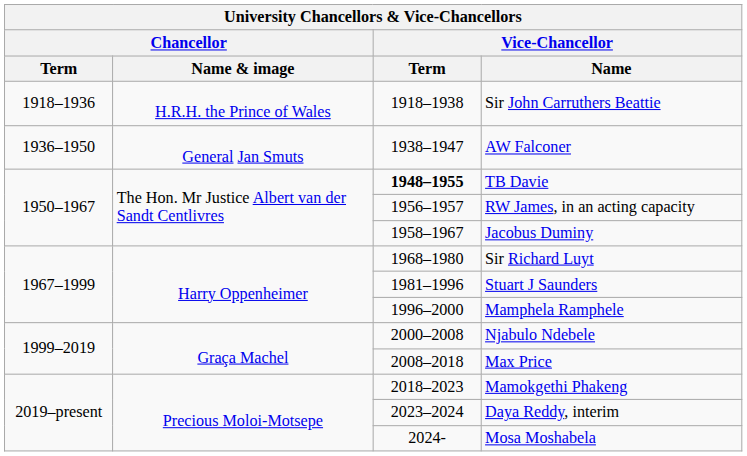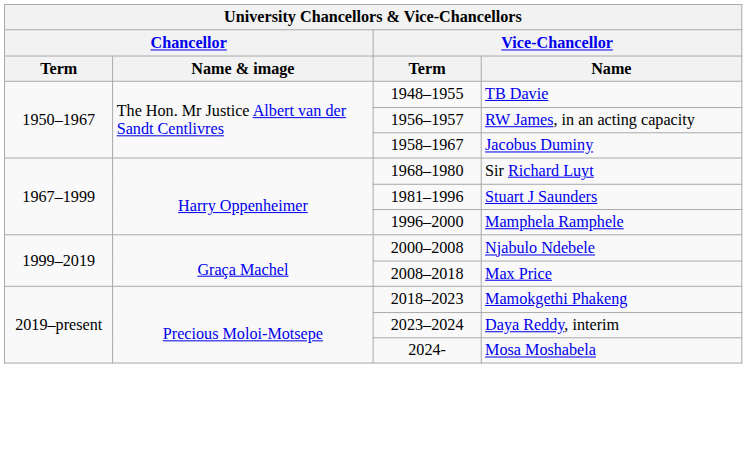- row: (573, 103)
- row: (528, 147)
(427, 181) bold -> (427, 94) normal
